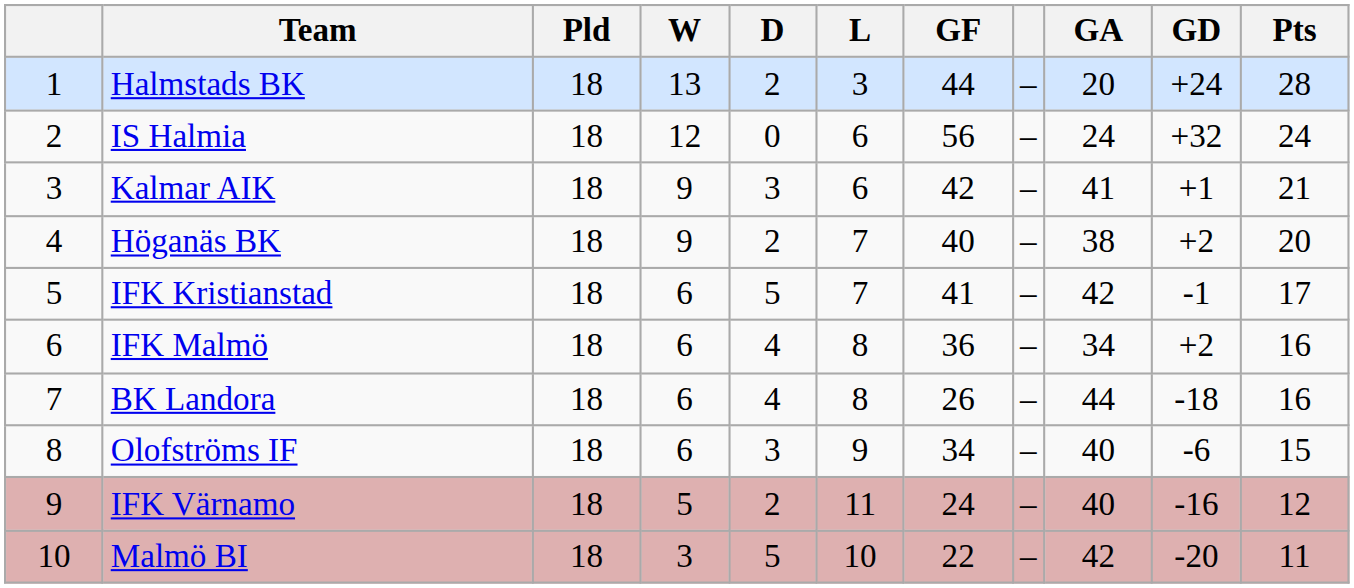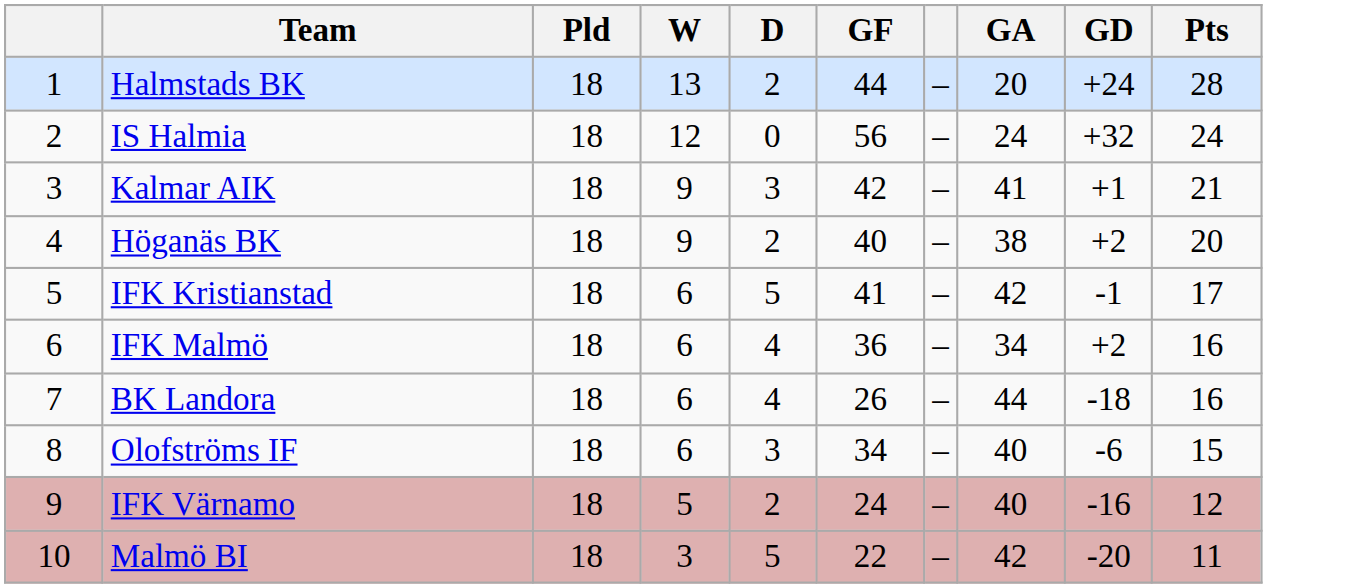- column: (860, 30)
